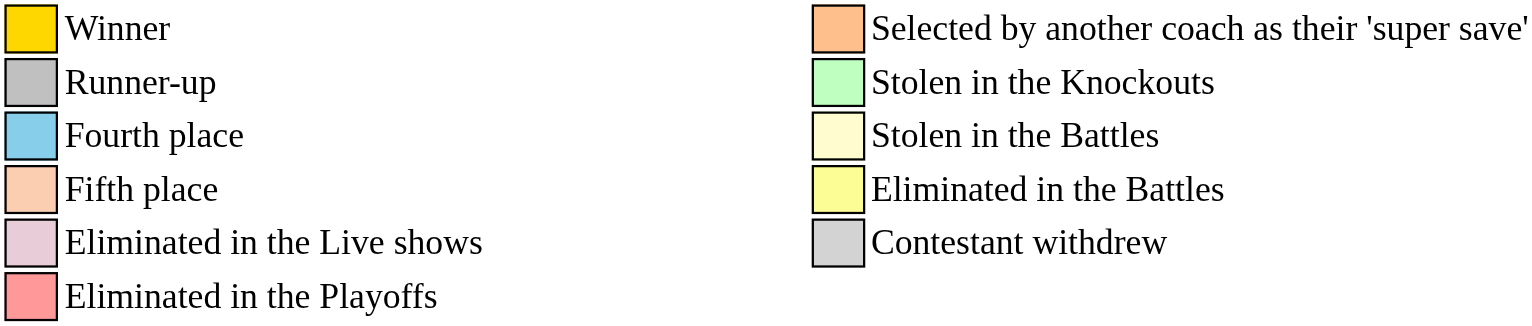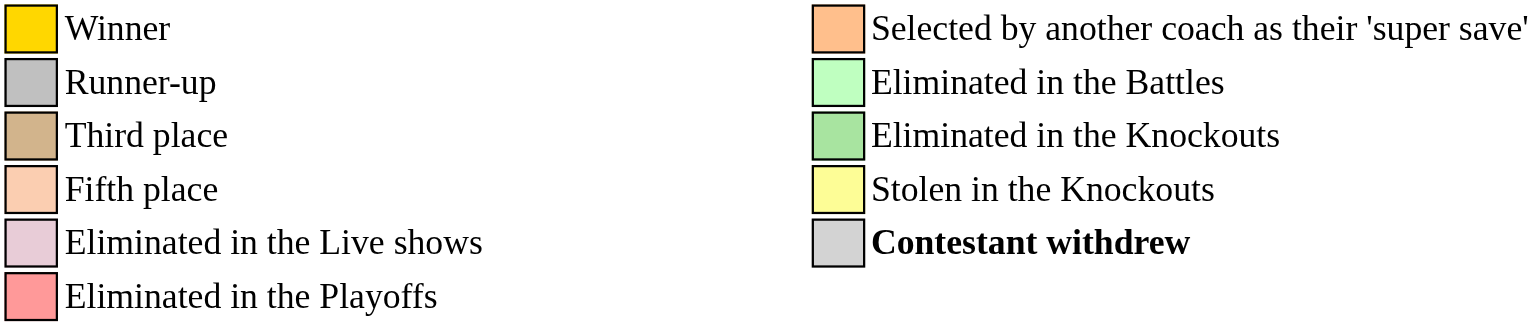(1043, 81) Stolen in the Knockouts -> (1048, 81) Eliminated in the Battles
+ row: (146, 135)
- row: (154, 135)
(1048, 188) Eliminated in the Battles -> (1043, 188) Stolen in the Knockouts
(1019, 242) normal -> (1031, 242) bold
